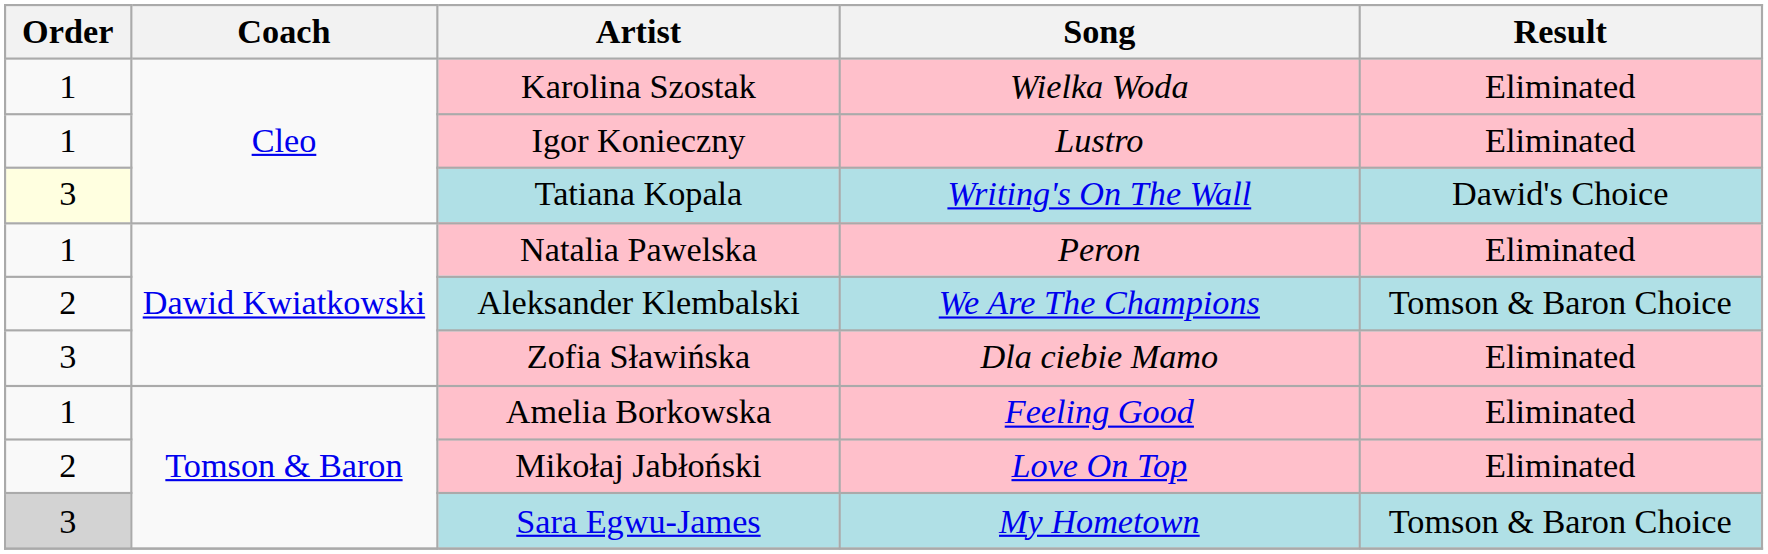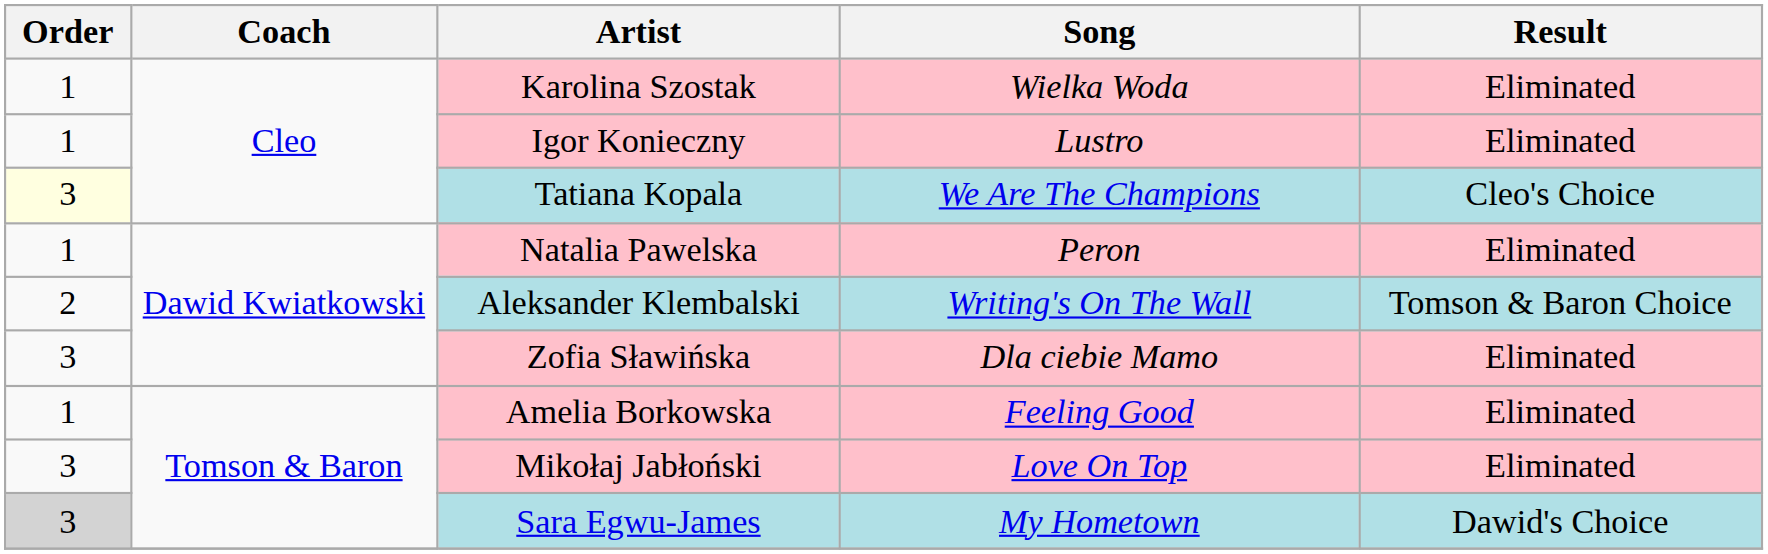(1099, 194) Writing's On The Wall -> (1099, 194) We Are The Champions
(1560, 194) Dawid's Choice -> (1560, 194) Cleo's Choice
(1099, 303) We Are The Champions -> (1099, 303) Writing's On The Wall
(68, 466) 2 -> (68, 466) 3
(1560, 520) Tomson & Baron Choice -> (1560, 520) Dawid's Choice
